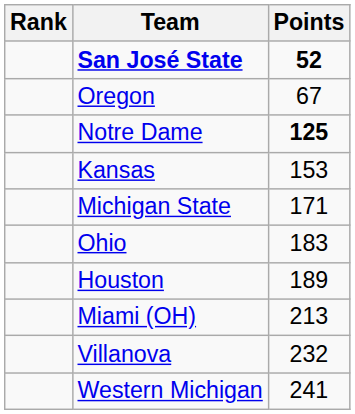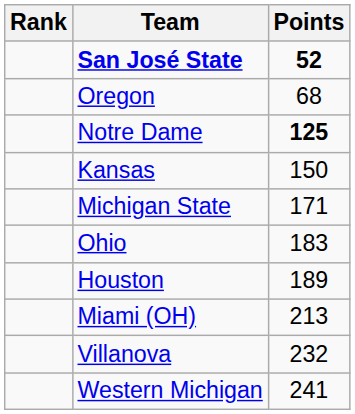(309, 96) 67 -> (309, 96) 68
(309, 170) 153 -> (309, 170) 150
